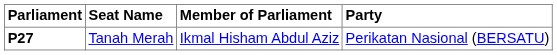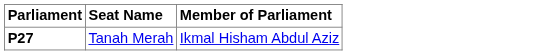- column: (364, 15)
